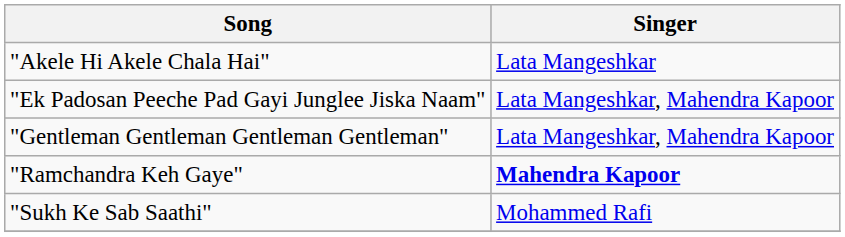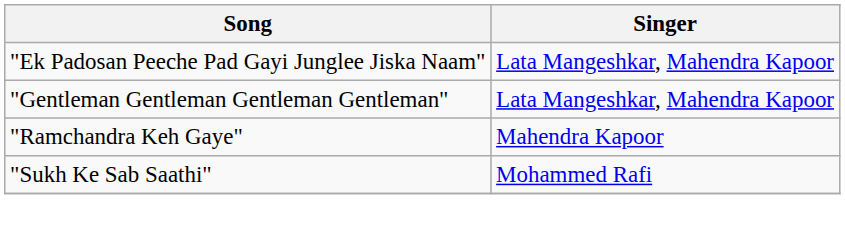- row: (140, 61)
(588, 174) bold -> (580, 137) normal
